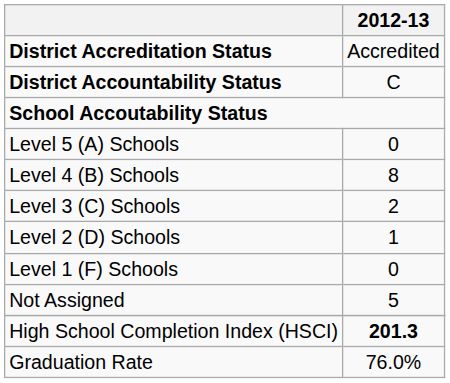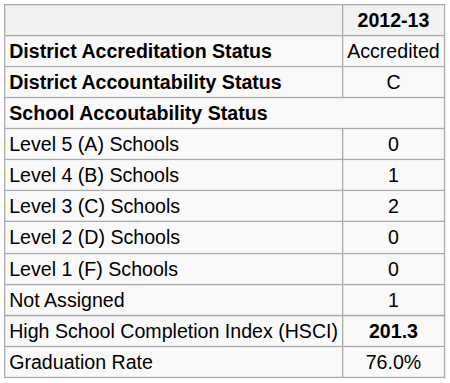(393, 176) 8 -> (393, 176) 1
(393, 238) 1 -> (393, 238) 0
(393, 300) 5 -> (393, 300) 1
